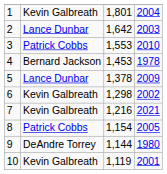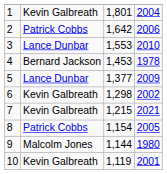(56, 29) Lance Dunbar -> (55, 29) Patrick Cobbs
(148, 29) 2003 -> (148, 29) 2006
(55, 45) Patrick Cobbs -> (56, 45) Lance Dunbar
(119, 78) 1,378 -> (119, 78) 1,377
(119, 111) 1,216 -> (119, 111) 1,215
(59, 144) DeAndre Torrey -> (58, 144) Malcolm Jones
